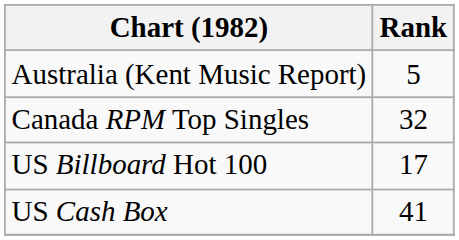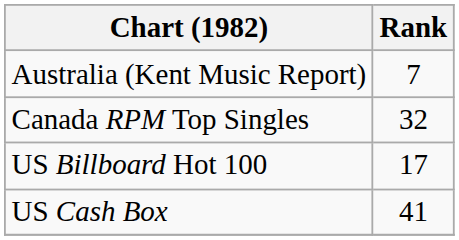(413, 73) 5 -> (413, 73) 7
